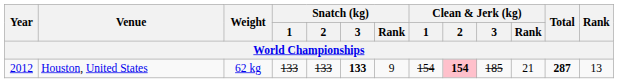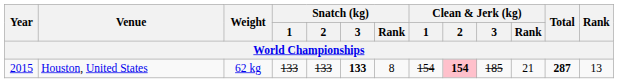(21, 68) 2012 -> (21, 68) 2015
(392, 68) 9 -> (392, 68) 8
